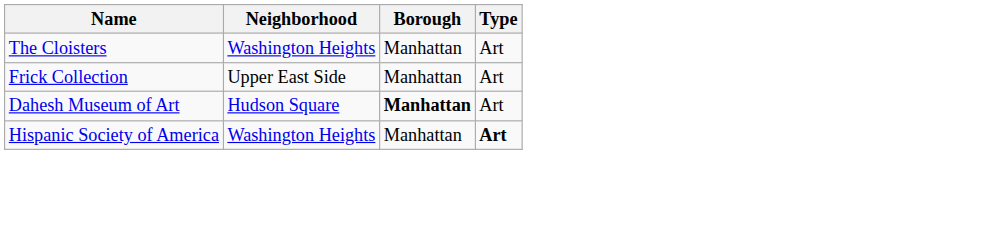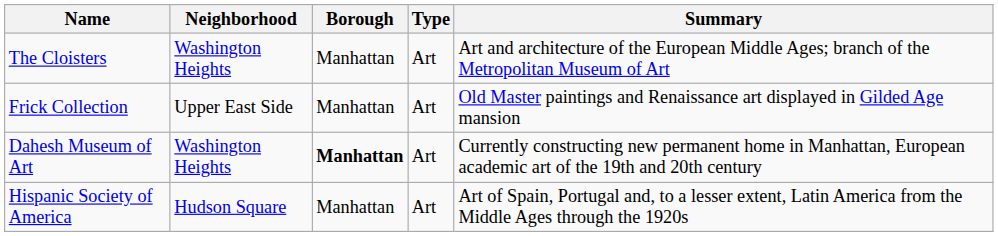+ column: (724, 18)
(283, 105) Hudson Square -> (218, 157) Washington Heights
(301, 134) Washington Heights -> (230, 206) Hudson Square
(493, 134) bold -> (424, 206) normal
